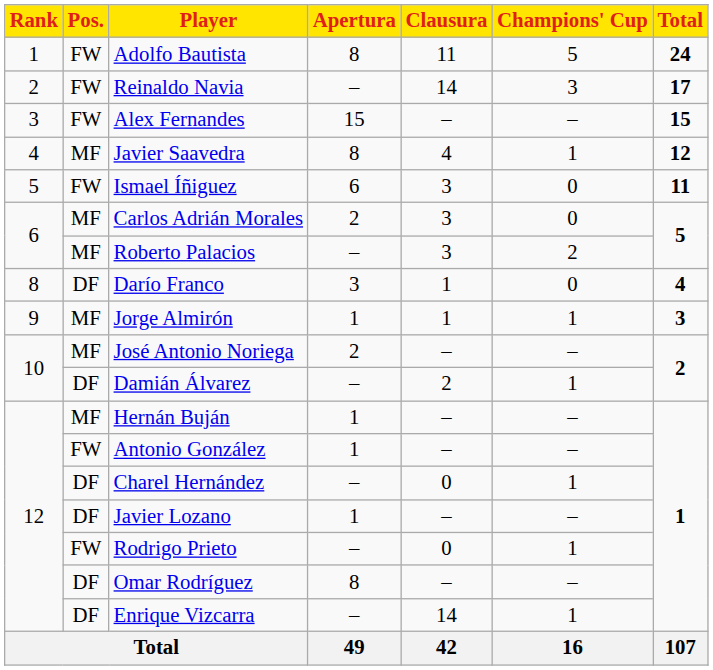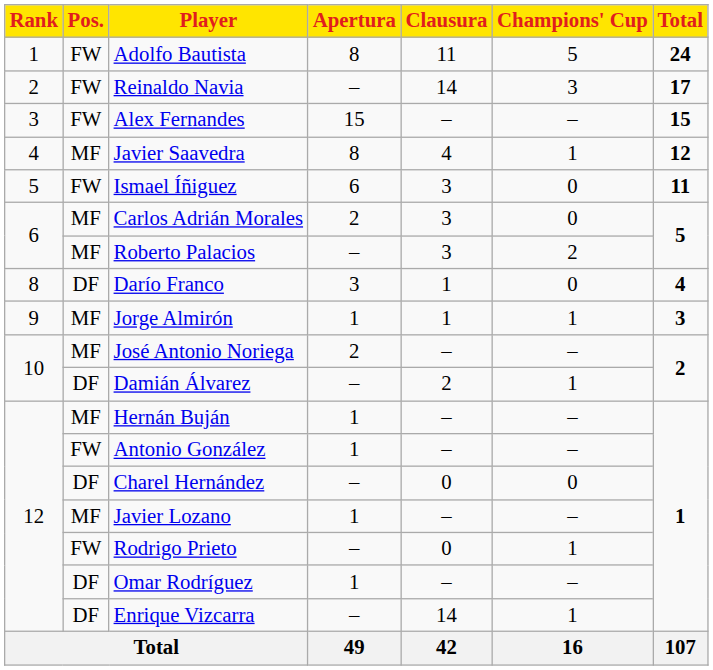(572, 482) 1 -> (572, 482) 0
(86, 515) DF -> (86, 515) MF
(354, 581) 8 -> (354, 581) 1
